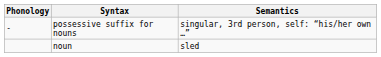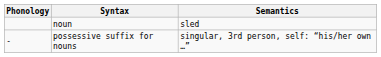rows swapped: (62, 46) <-> (103, 28)
